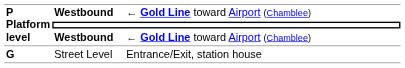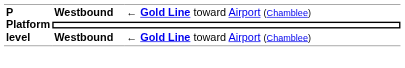- row: (83, 54)
